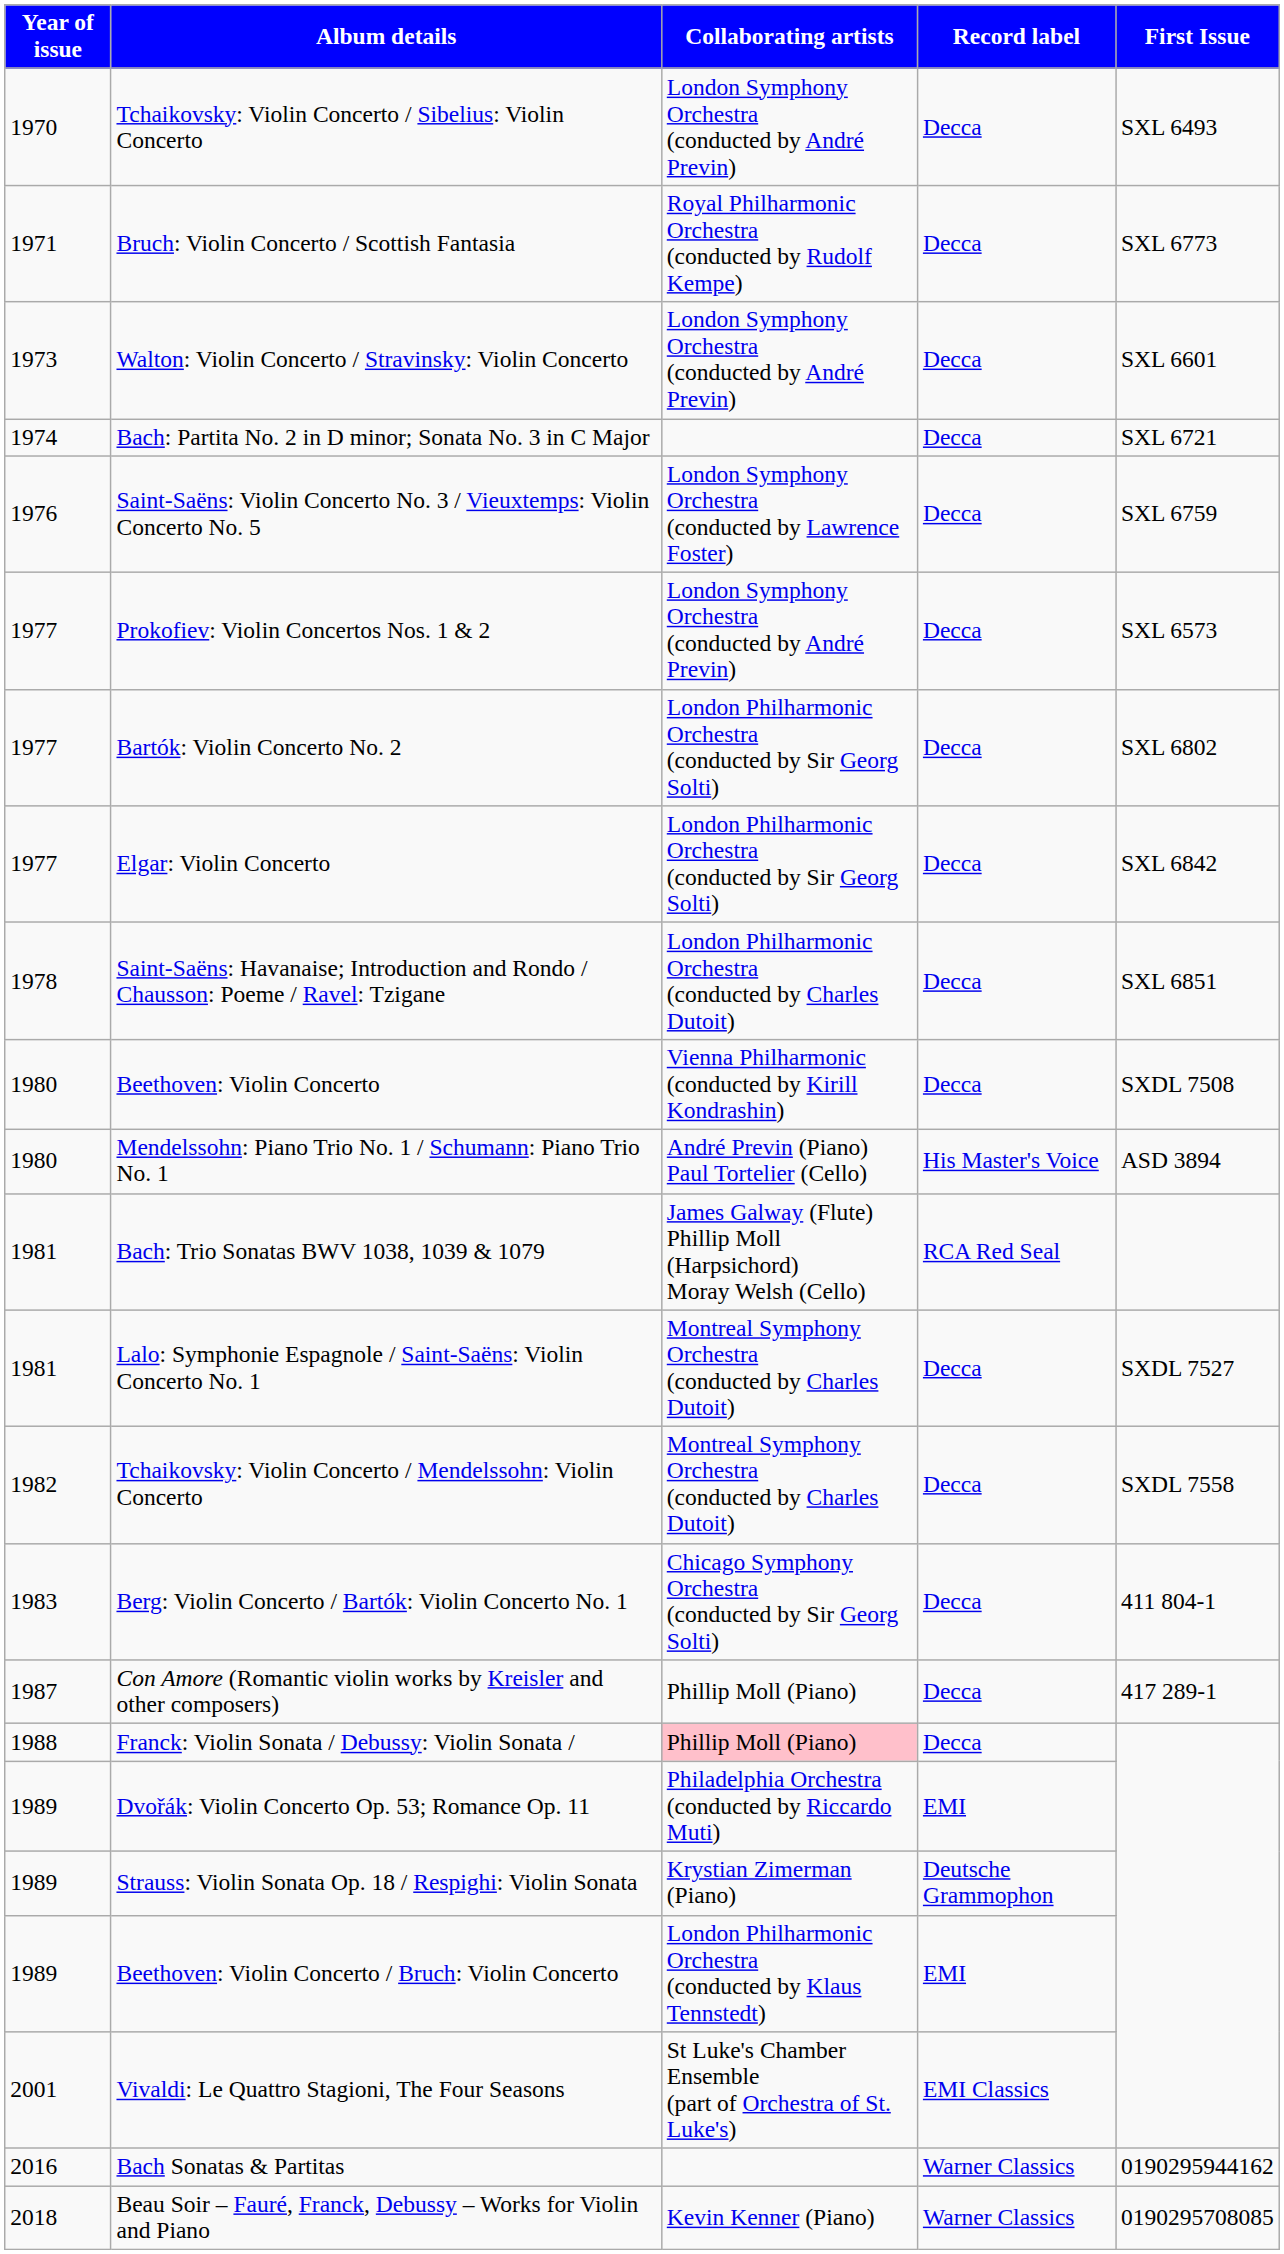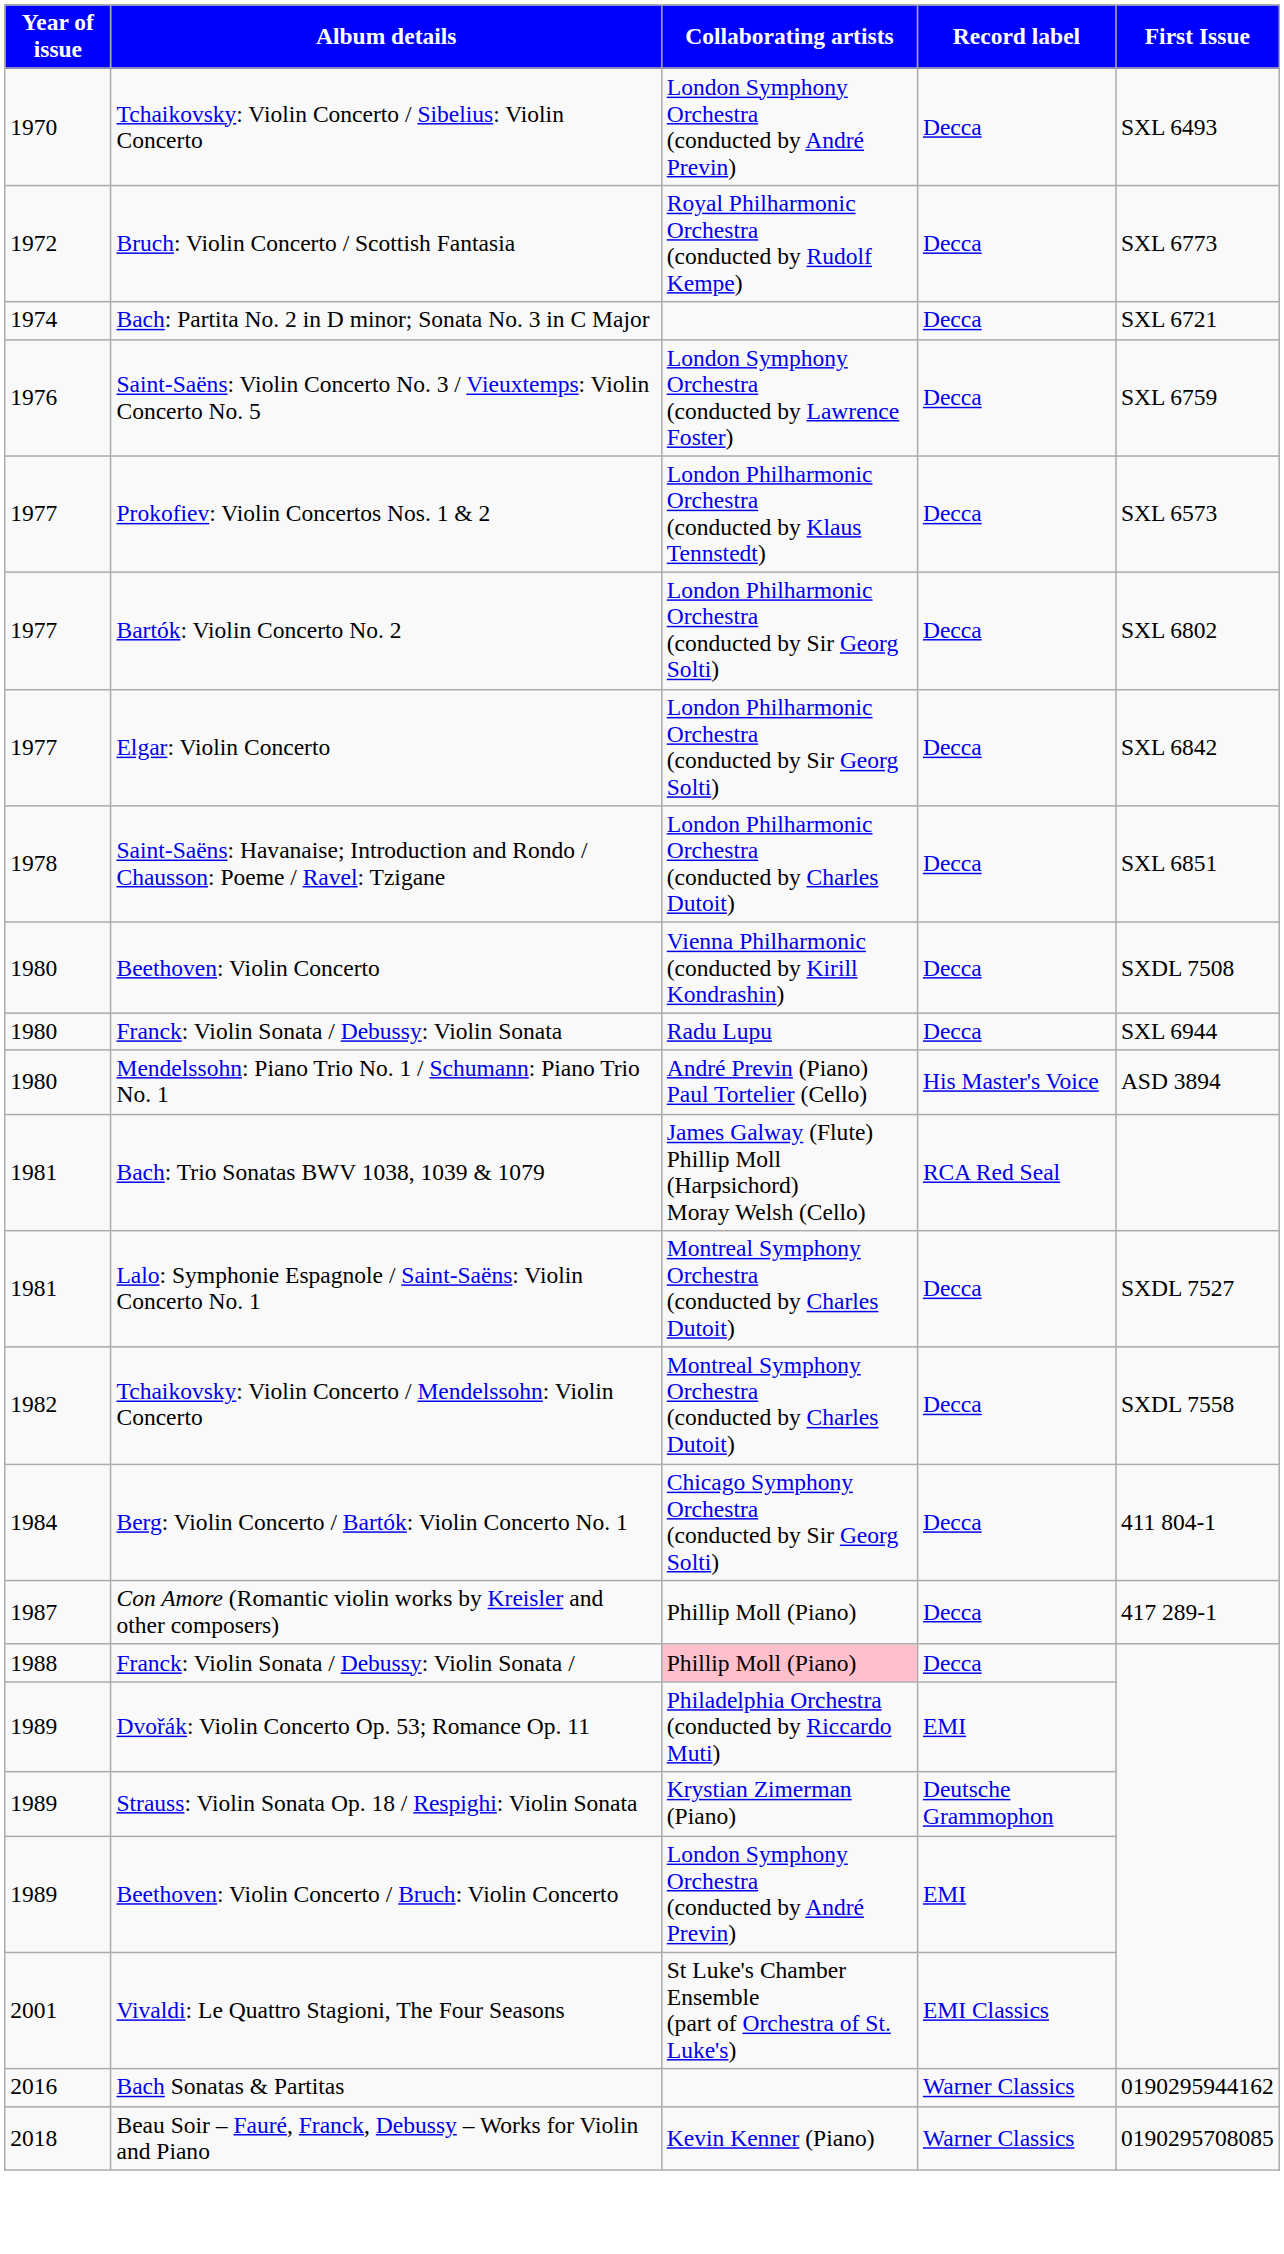(34, 243) 1971 -> (34, 243) 1972
- row: (372, 359)
(765, 630) London Symphony Orchestra (conducted by André Previn) -> (770, 513) London Philharmonic Orchestra (conducted by Klaus Tennstedt)
+ row: (339, 1031)
(34, 1601) 1983 -> (34, 1521) 1984
(770, 1973) London Philharmonic Orchestra (conducted by Klaus Tennstedt) -> (765, 1893) London Symphony Orchestra (conducted by André Previn)
